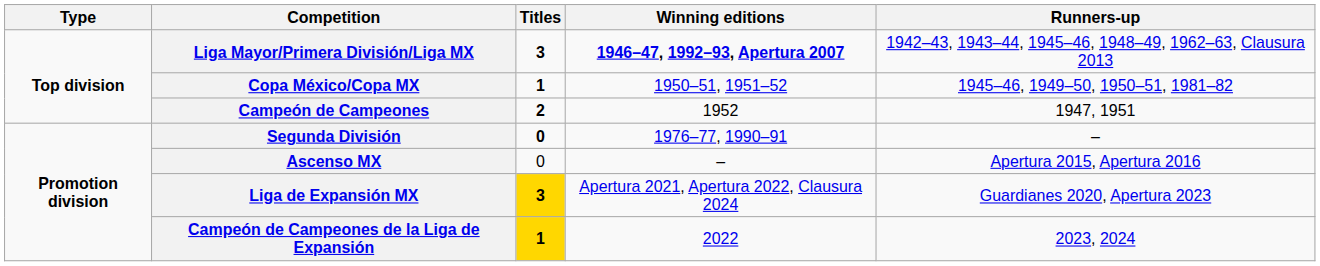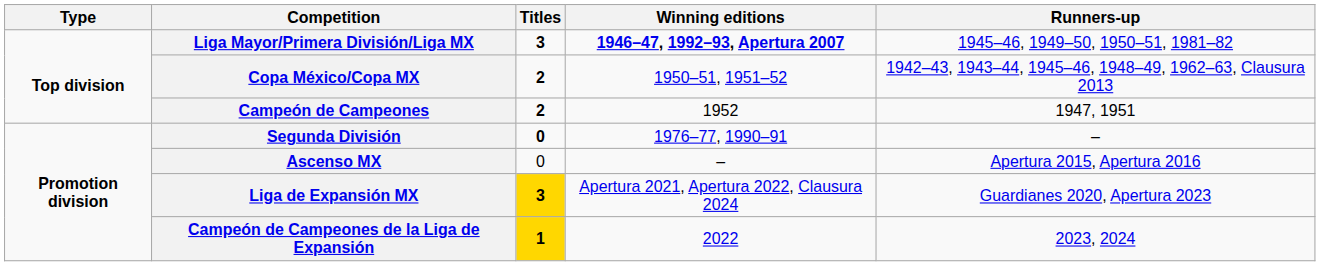(1096, 52) 1942–43, 1943–44, 1945–46, 1948–49, 1962–63, Clausura 2013 -> (1095, 43) 1945–46, 1949–50, 1950–51, 1981–82
(541, 86) 1 -> (541, 77) 2
(1095, 86) 1945–46, 1949–50, 1950–51, 1981–82 -> (1096, 77) 1942–43, 1943–44, 1945–46, 1948–49, 1962–63, Clausura 2013
